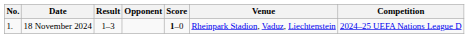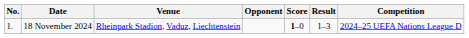columns swapped: (264, 11) <-> (108, 11)
